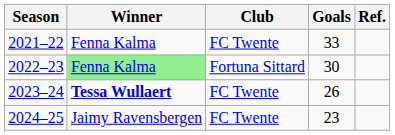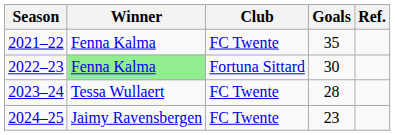(332, 42) 33 -> (332, 42) 35
(121, 92) bold -> (118, 92) normal
(332, 92) 26 -> (332, 92) 28
